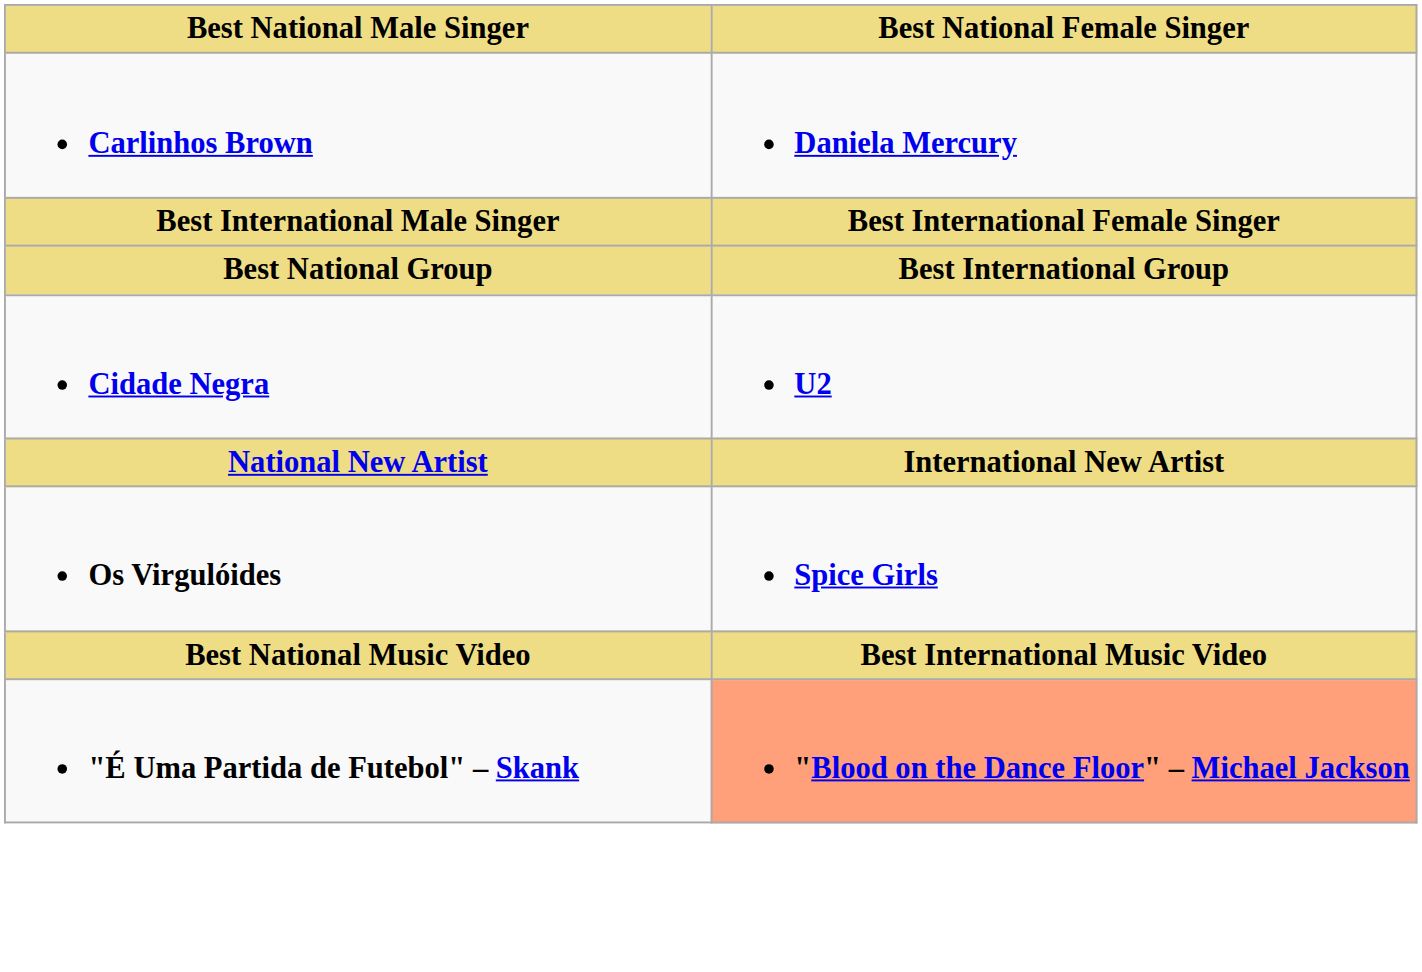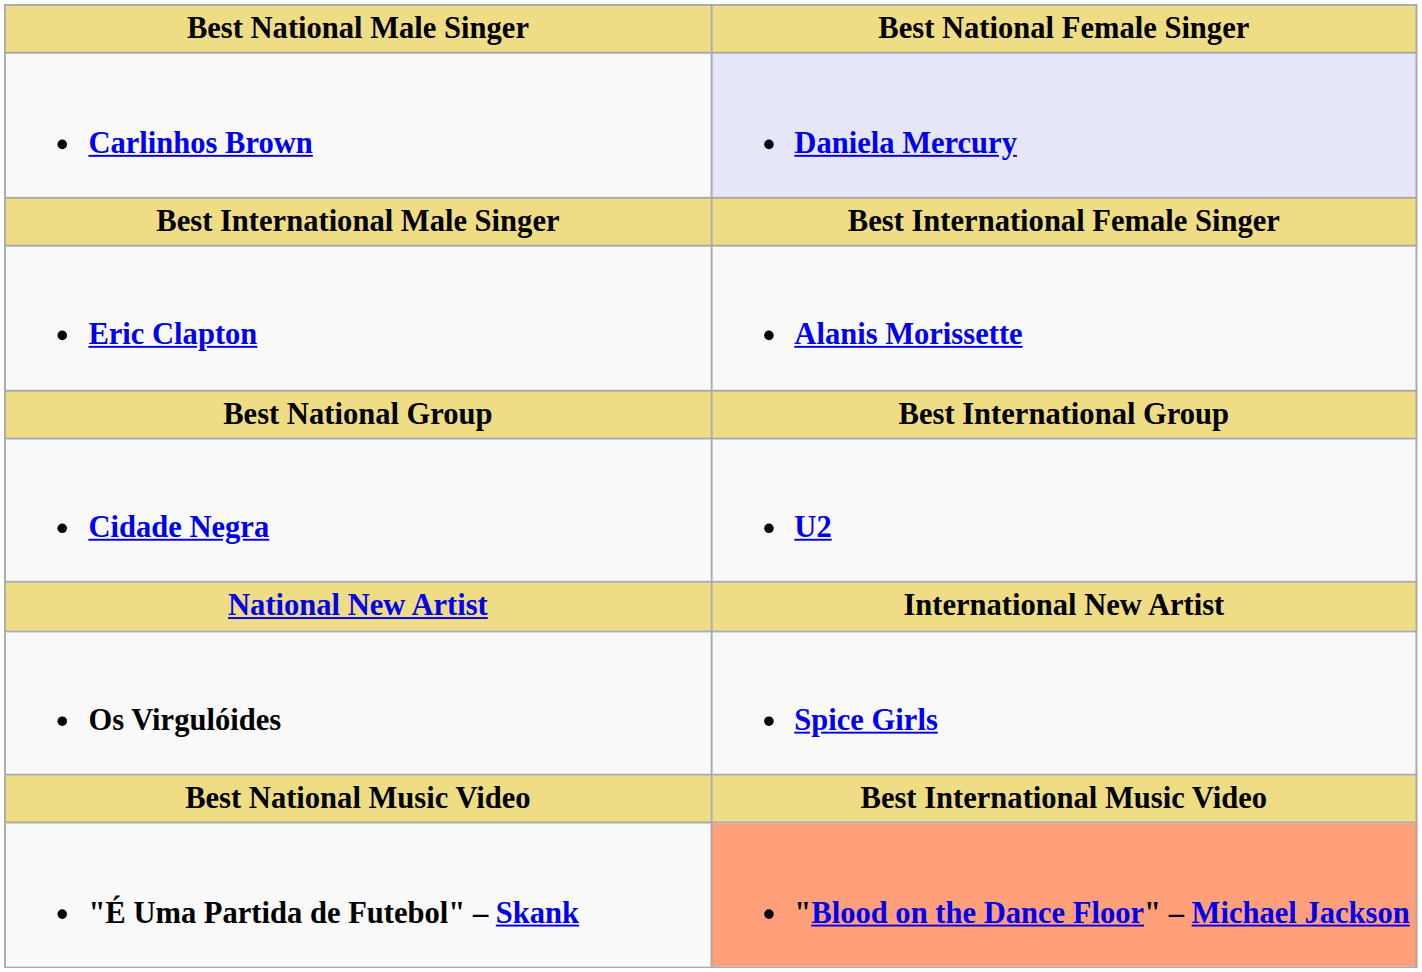(1064, 143) no background -> (1064, 143) lavender background
+ row: (358, 335)
